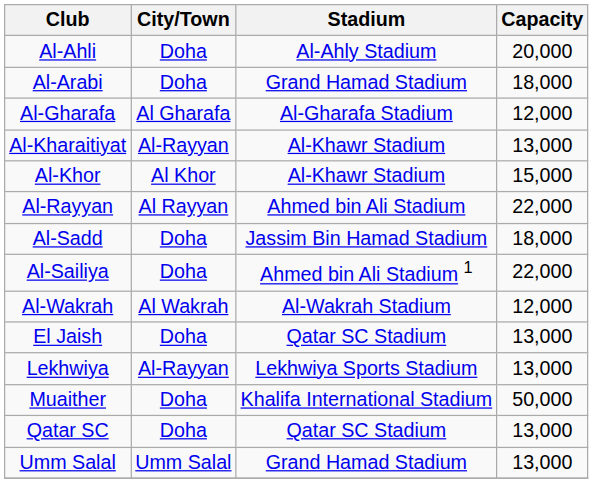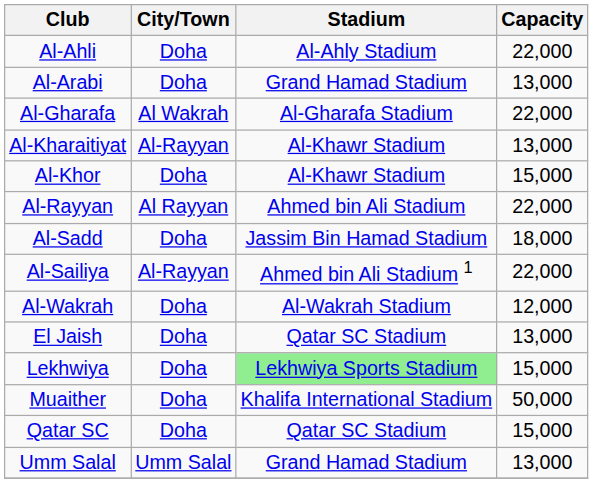(542, 51) 20,000 -> (542, 51) 22,000
(542, 82) 18,000 -> (542, 82) 13,000
(183, 113) Al Gharafa -> (183, 113) Al Wakrah
(542, 113) 12,000 -> (542, 113) 22,000
(183, 176) Al Khor -> (183, 176) Doha
(183, 272) Doha -> (183, 272) Al-Rayyan
(183, 306) Al Wakrah -> (183, 306) Doha
(183, 368) Al-Rayyan -> (183, 368) Doha
(366, 368) no background -> (366, 368) lightgreen background
(542, 368) 13,000 -> (542, 368) 15,000
(542, 431) 13,000 -> (542, 431) 15,000
